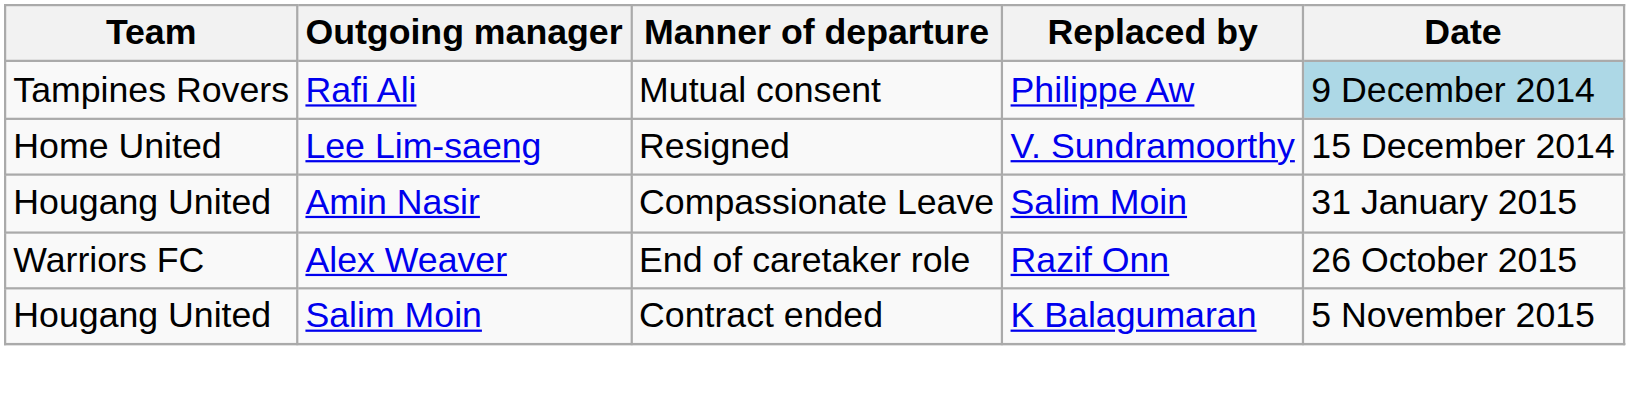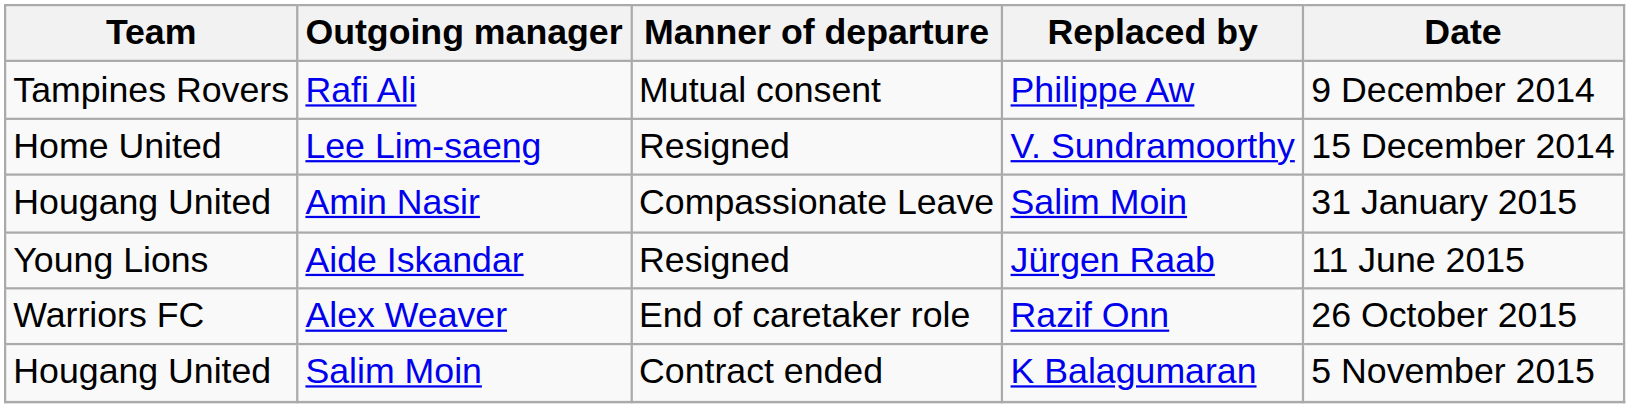(1453, 89) lightblue background -> (1453, 89) no background
+ row: (415, 259)
